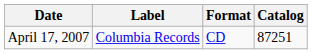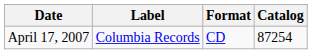(275, 37) 87251 -> (275, 37) 87254
